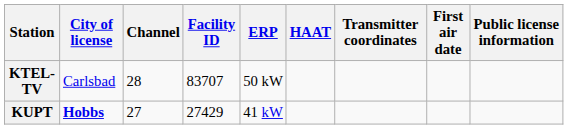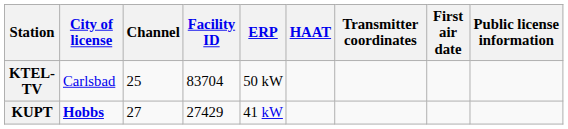(134, 80) 28 -> (134, 80) 25
(205, 80) 83707 -> (205, 80) 83704
